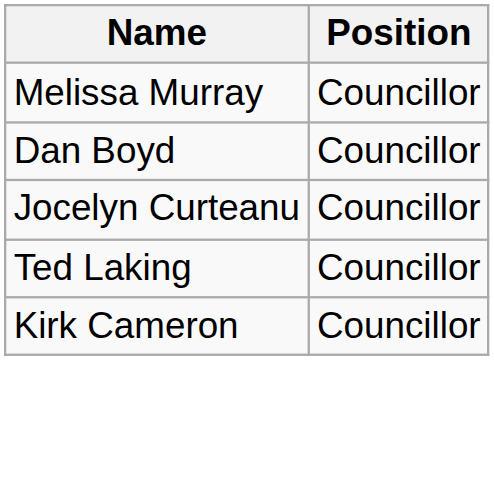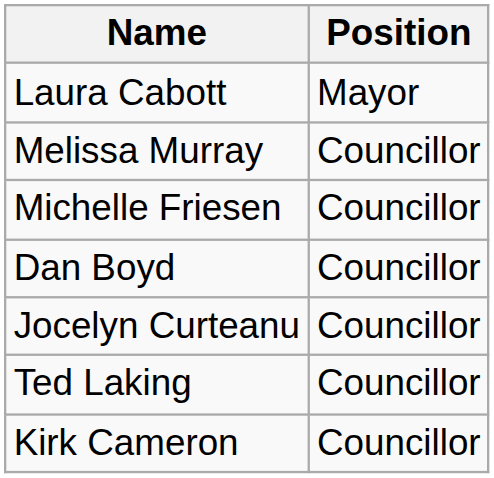+ row: (120, 92)
+ row: (148, 208)
